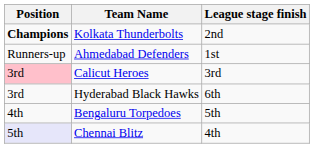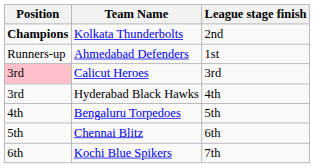(213, 93) 6th -> (213, 93) 4th
(15, 133) lavender background -> (15, 133) no background
(213, 133) 4th -> (213, 133) 6th
+ row: (123, 152)
